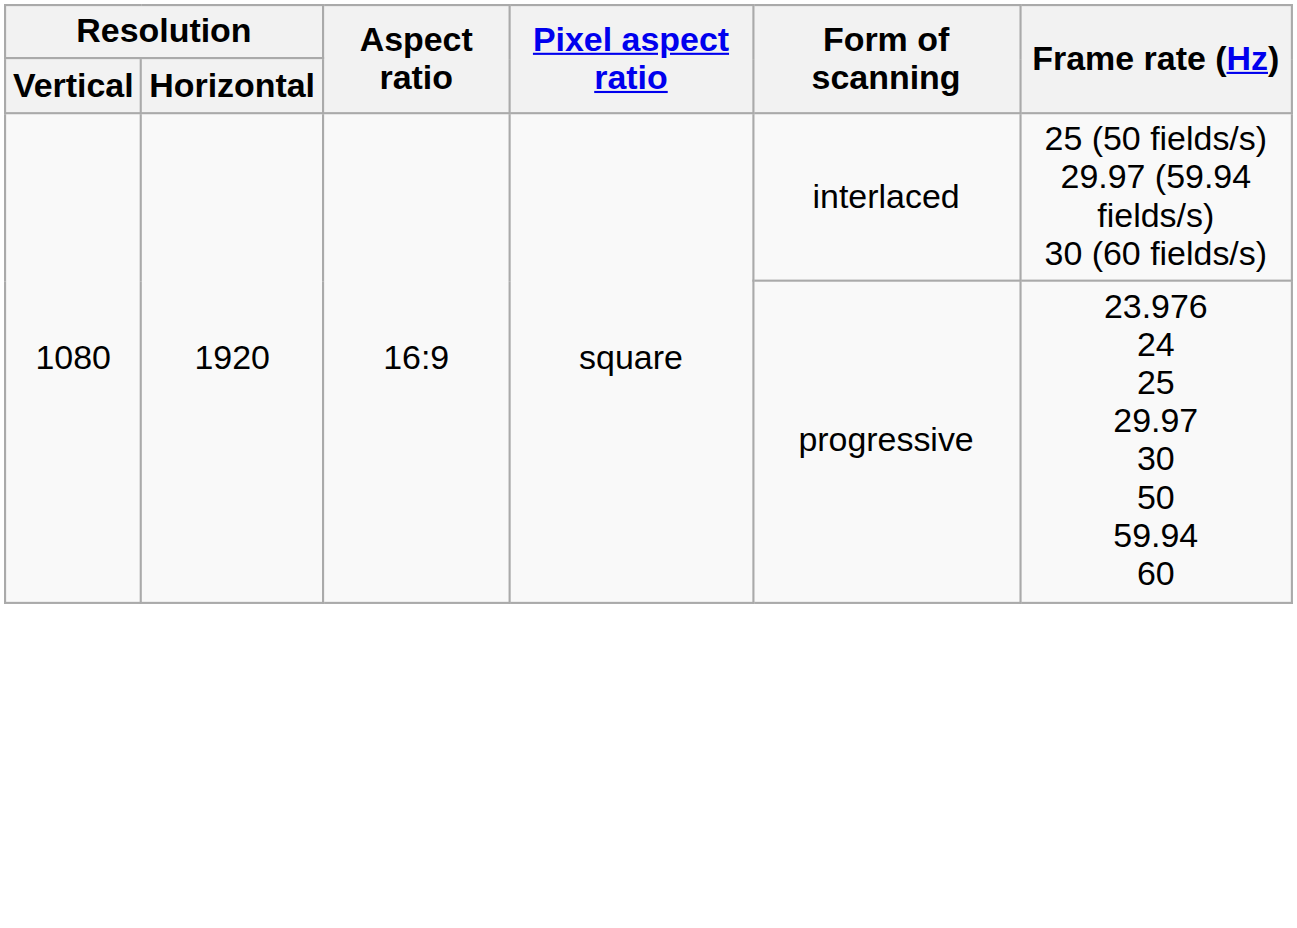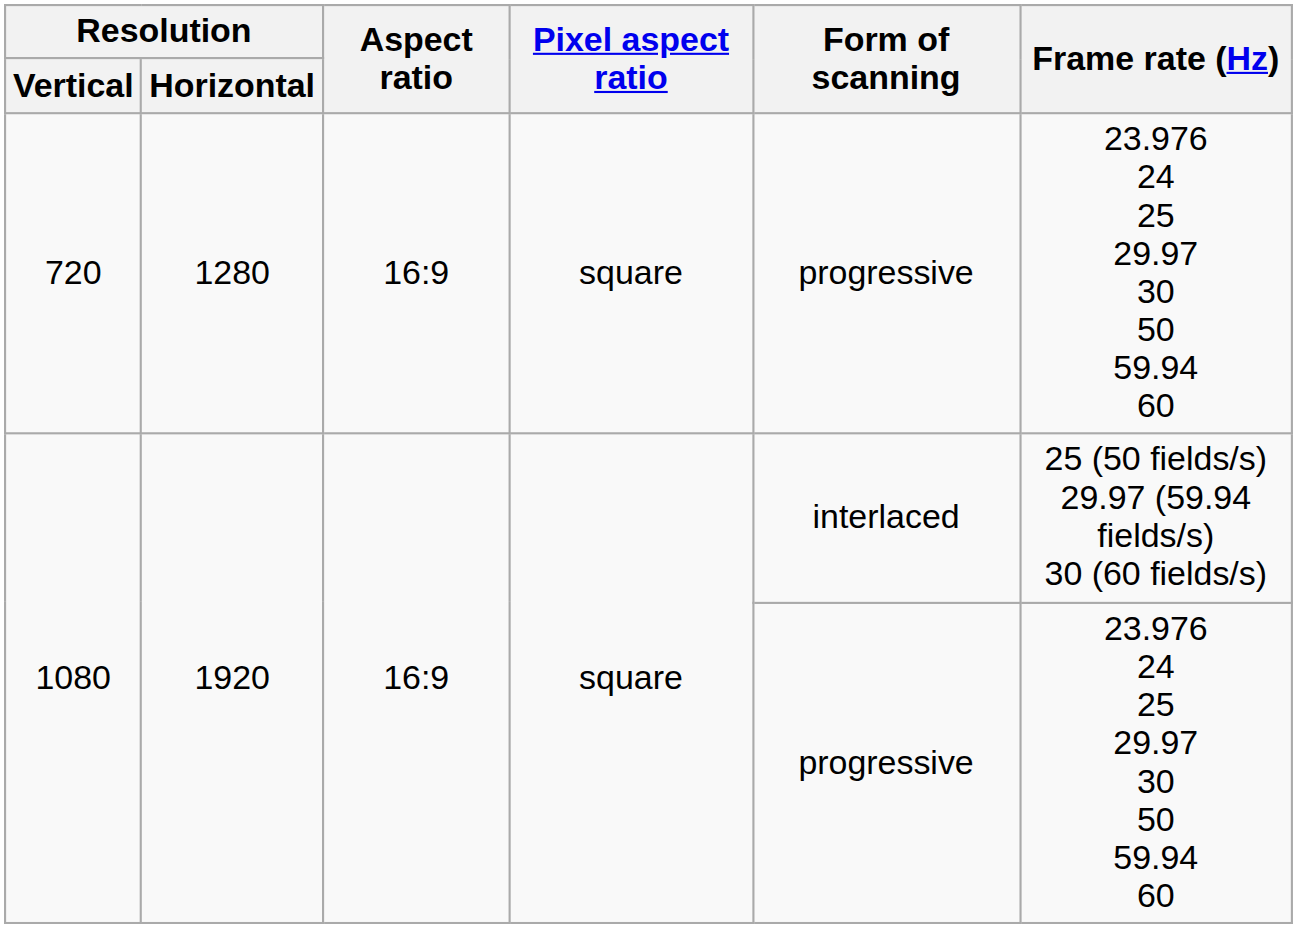+ row: (73, 272)
